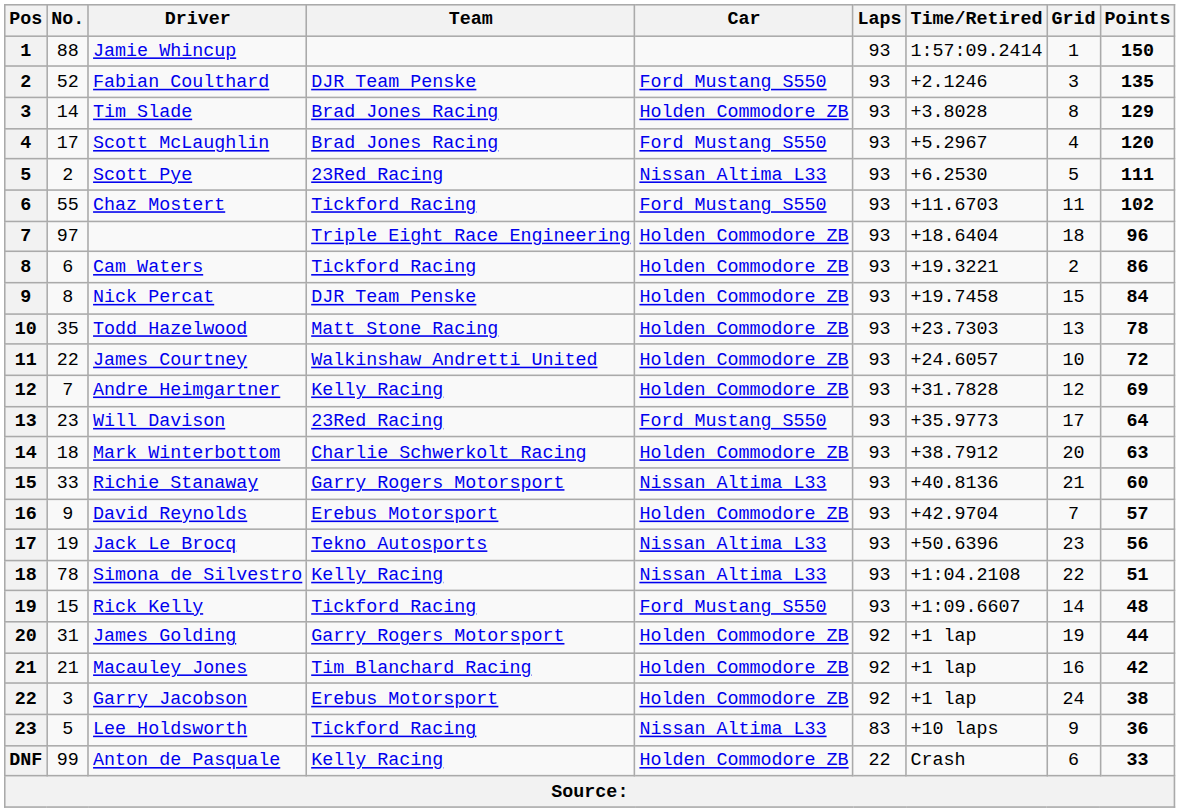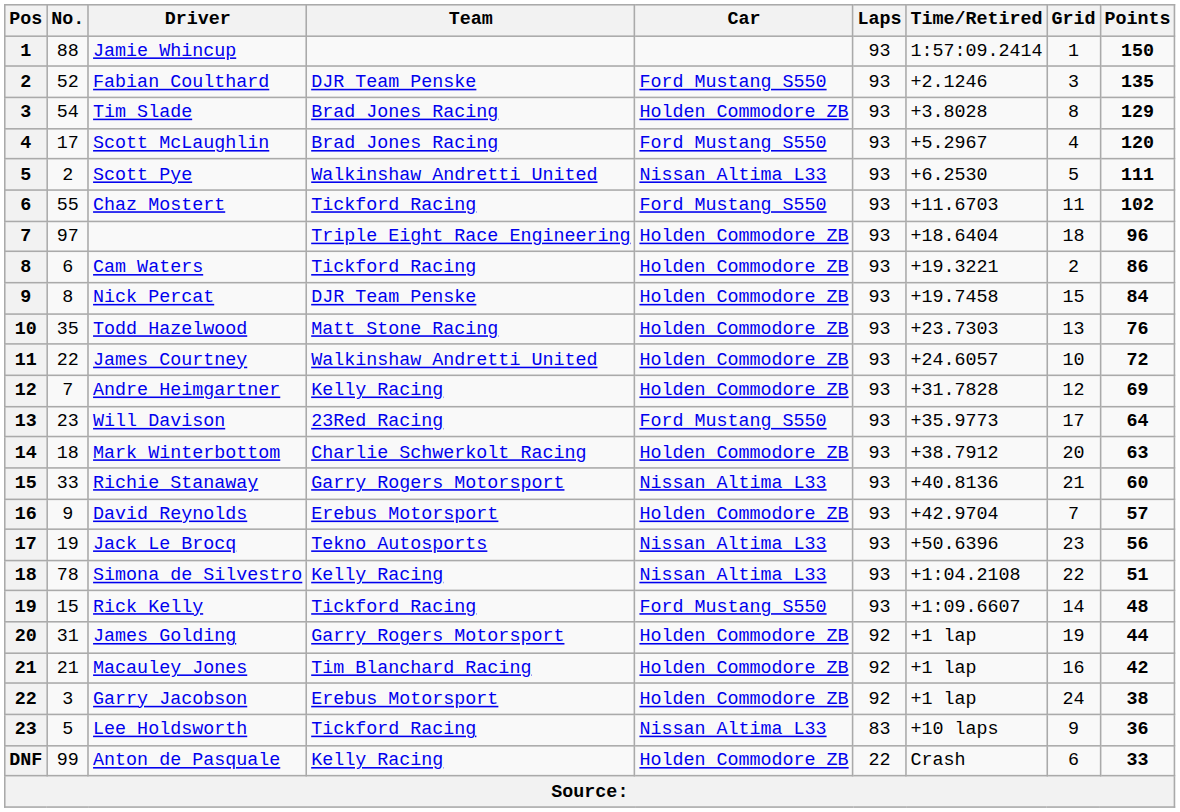(68, 112) 14 -> (68, 112) 54
(377, 174) 23Red Racing -> (454, 174) Walkinshaw Andretti United
(1137, 329) 78 -> (1137, 329) 76
